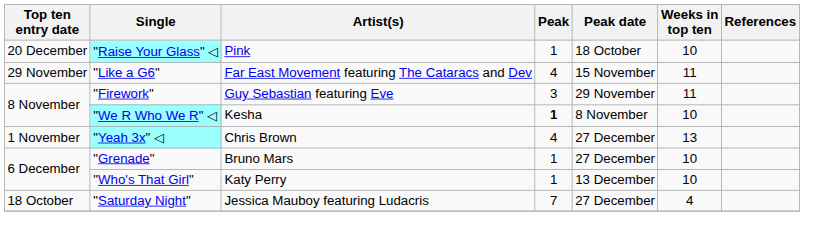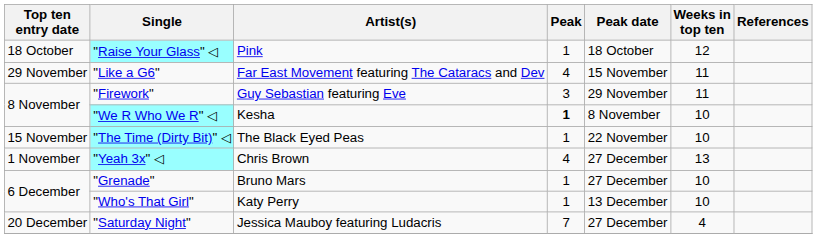(47, 51) 20 December -> (40, 51) 18 October
(690, 51) 10 -> (702, 51) 12
+ row: (162, 137)
(40, 200) 18 October -> (47, 222) 20 December
